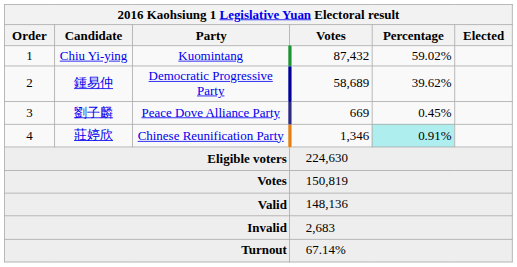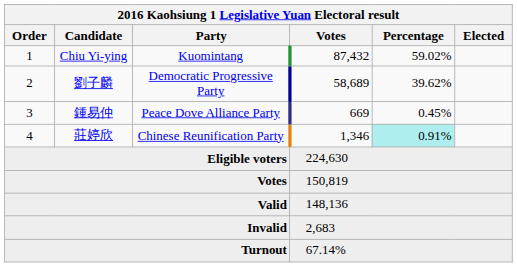(94, 83) 鍾易仲 -> (94, 83) 劉子麟
(94, 112) 劉子麟 -> (94, 112) 鍾易仲
